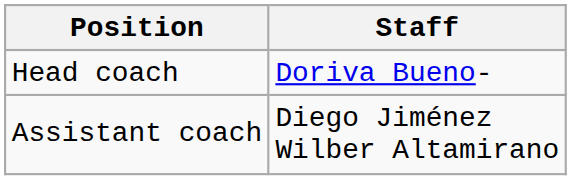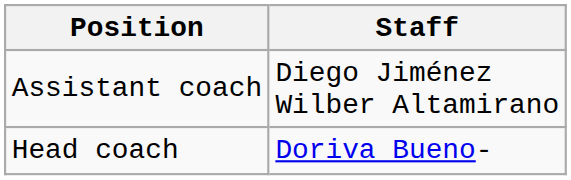rows swapped: (95, 73) <-> (137, 134)
